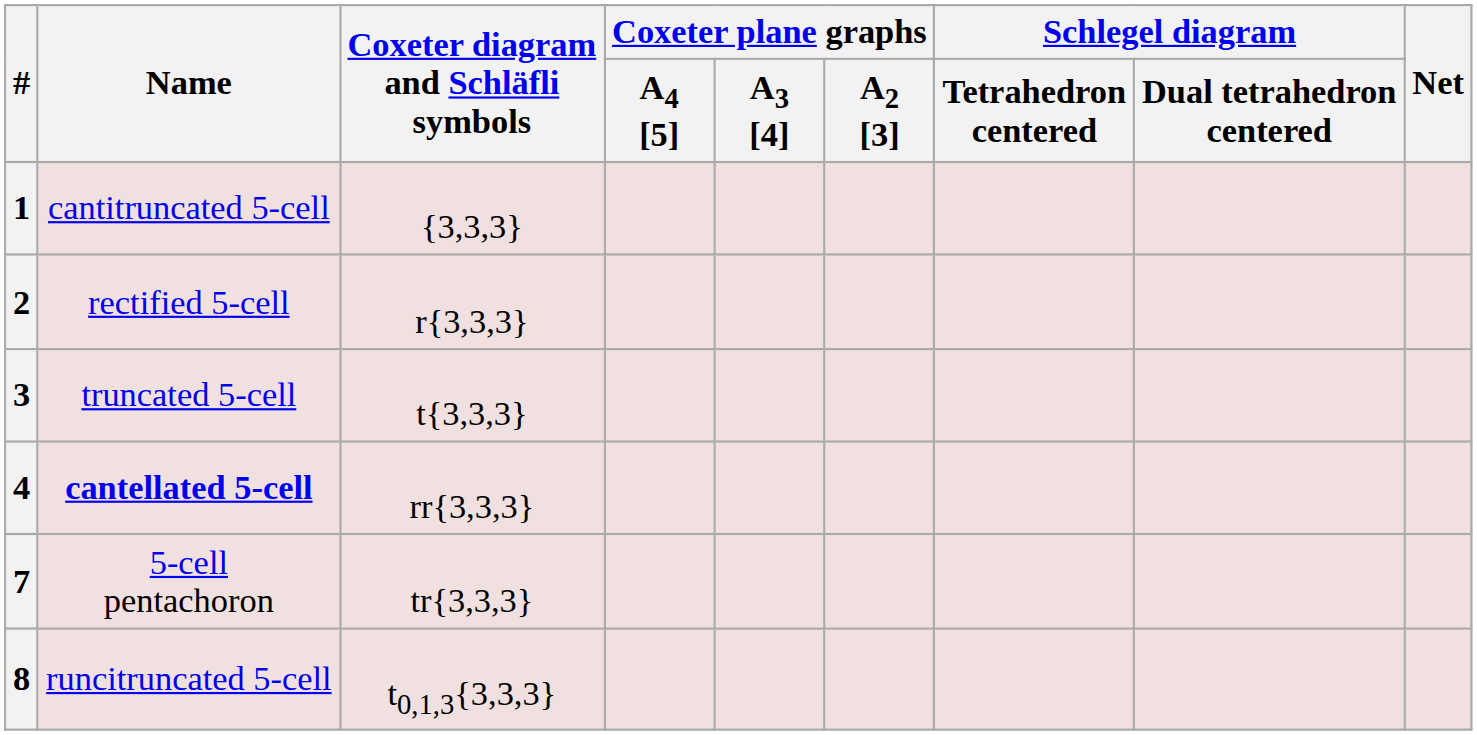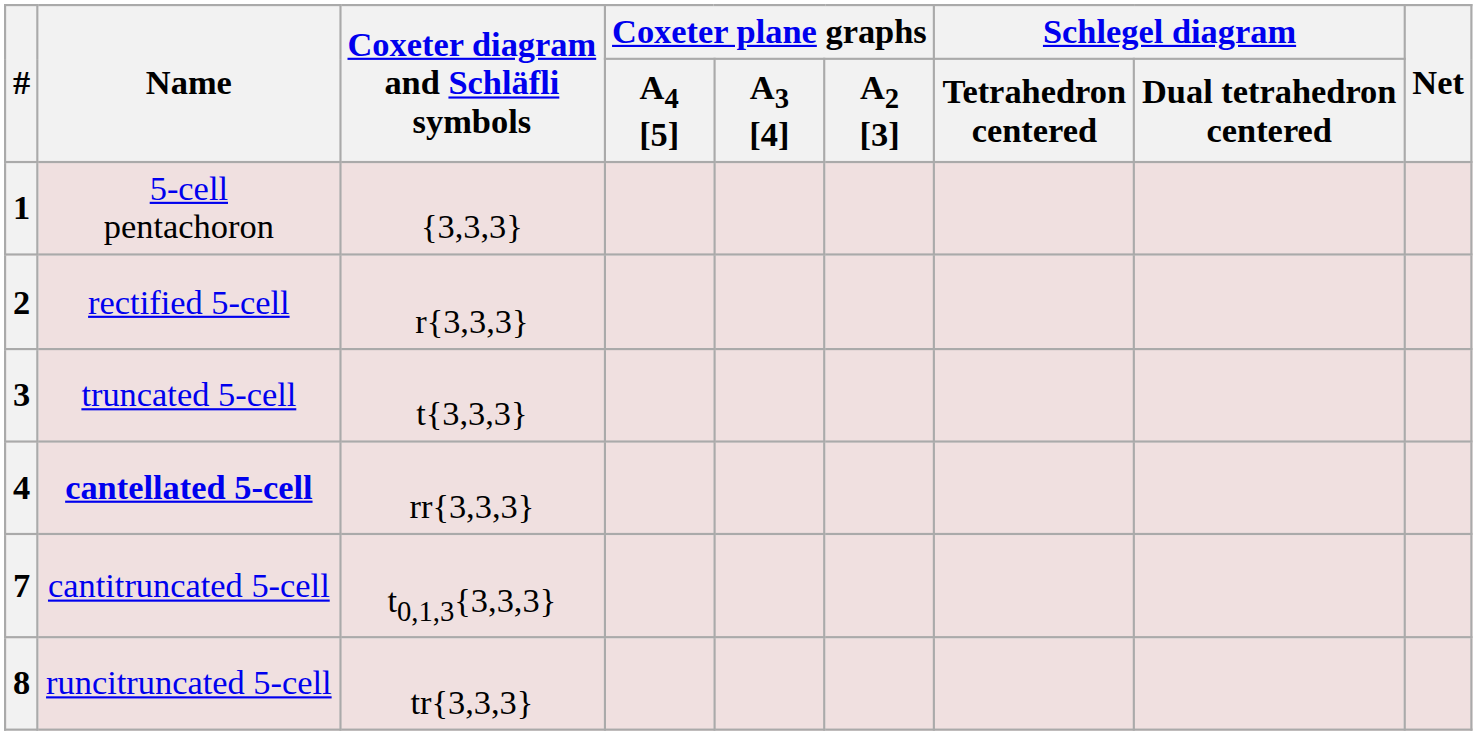(189, 207) cantitruncated 5-cell -> (189, 207) 5-cell pentachoron
(189, 580) 5-cell pentachoron -> (189, 585) cantitruncated 5-cell
(472, 600) tr{3,3,3} -> (472, 604) t0,1,3{3,3,3}
(472, 698) t0,1,3{3,3,3} -> (472, 702) tr{3,3,3}
